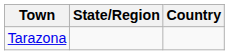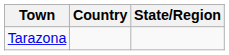columns swapped: (116, 15) <-> (194, 15)
